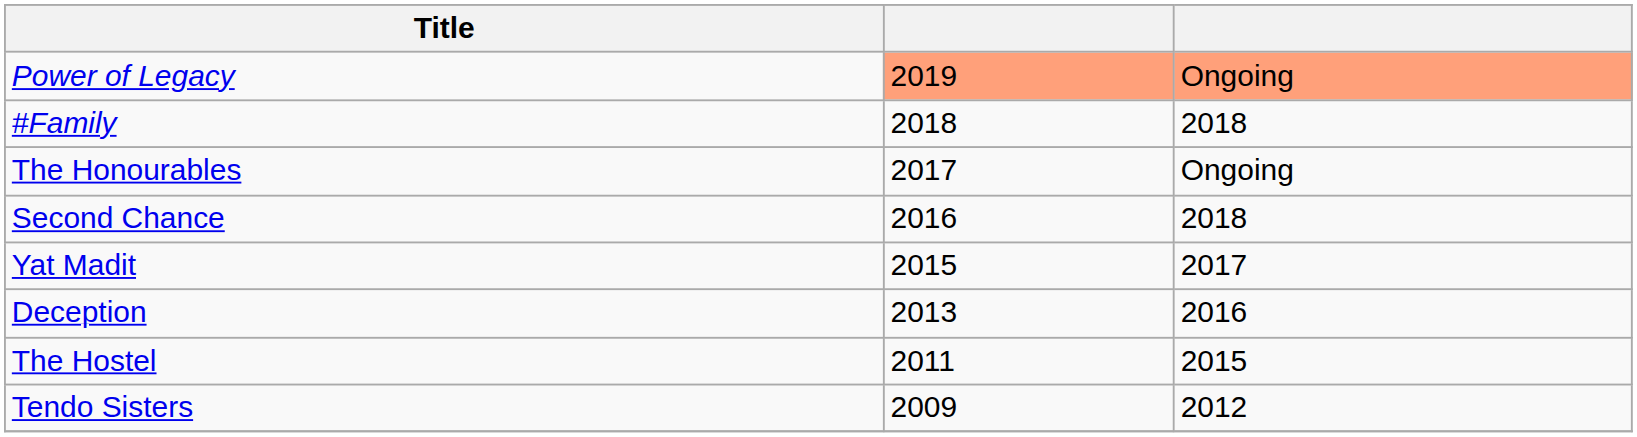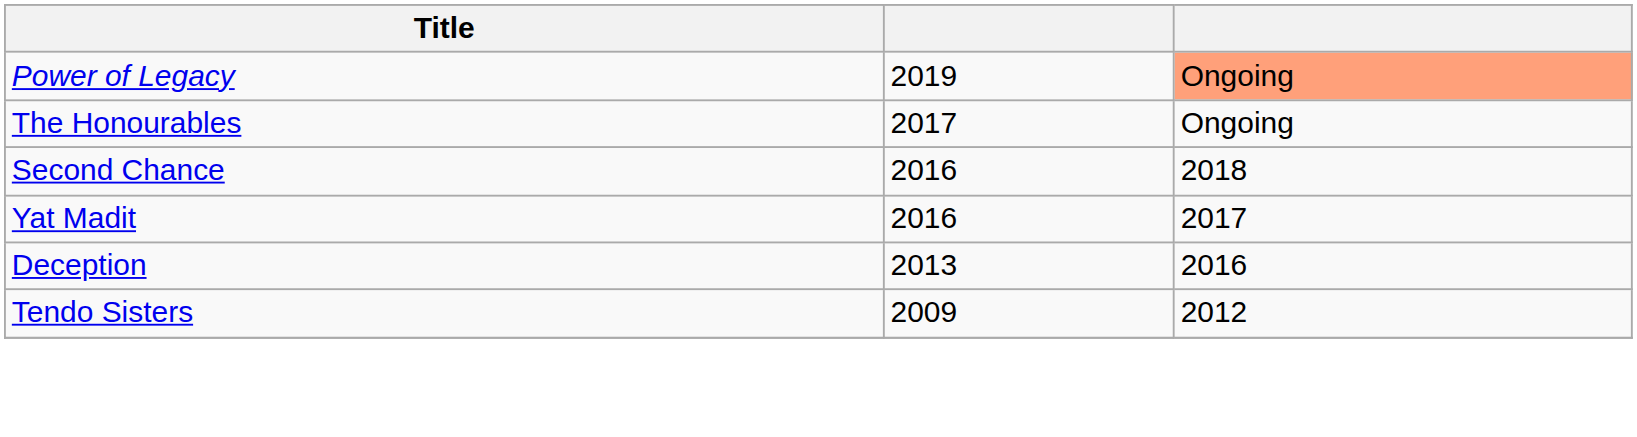(924, 75) lightsalmon background -> (924, 75) no background
- row: (64, 123)
(924, 265) 2015 -> (924, 218) 2016
- row: (84, 360)
